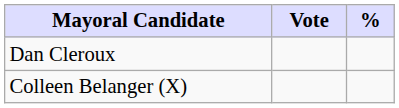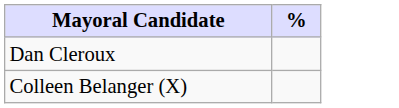- column: (309, 20)
